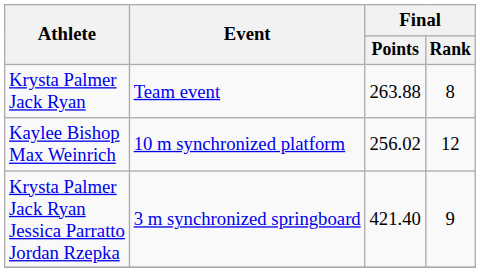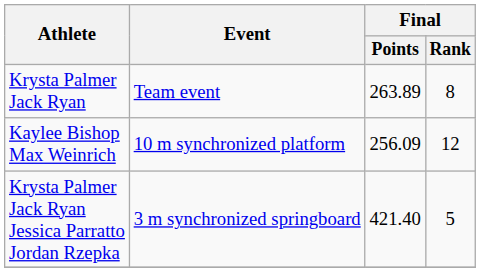(395, 91) 263.88 -> (395, 91) 263.89
(395, 144) 256.02 -> (395, 144) 256.09
(450, 219) 9 -> (450, 219) 5
